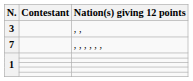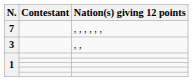rows swapped: (12, 45) <-> (12, 28)
